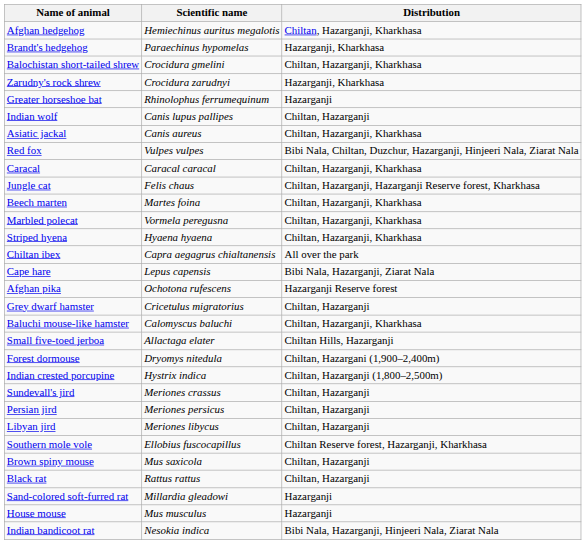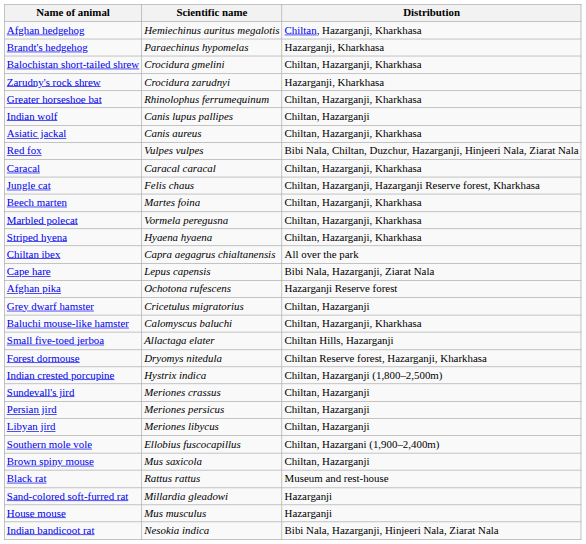(308, 99) Hazarganji -> (353, 99) Chiltan, Hazarganji, Kharkhasa
(362, 358) Chiltan, Hazargani (1,900–2,400m) -> (386, 358) Chiltan Reserve forest, Hazarganji, Kharkhasa
(386, 444) Chiltan Reserve forest, Hazarganji, Kharkhasa -> (362, 444) Chiltan, Hazargani (1,900–2,400m)
(327, 479) Chiltan, Hazarganji -> (337, 479) Museum and rest-house
